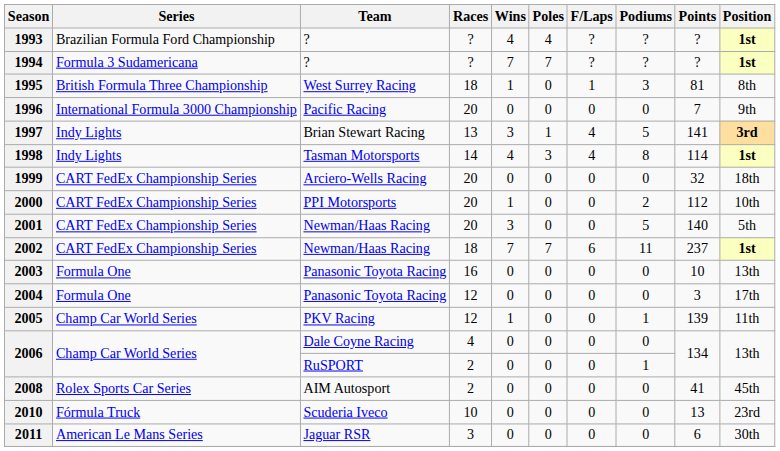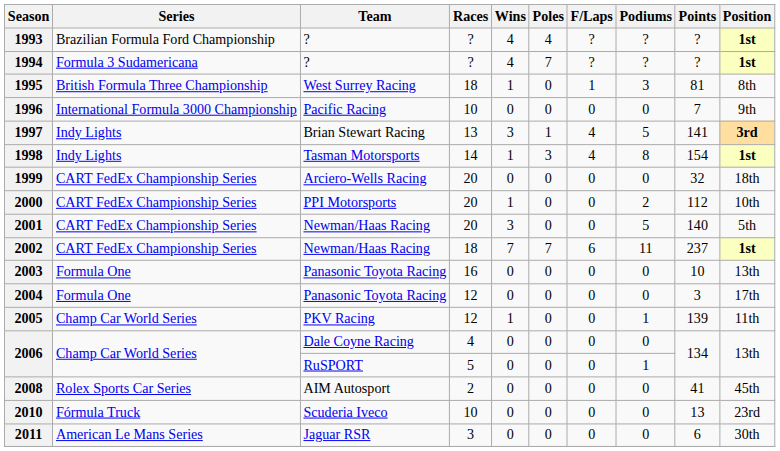(510, 63) 7 -> (510, 63) 4
(471, 109) 20 -> (471, 109) 10
(510, 156) 4 -> (510, 156) 1
(697, 156) 114 -> (697, 156) 154
(471, 365) 2 -> (471, 365) 5
